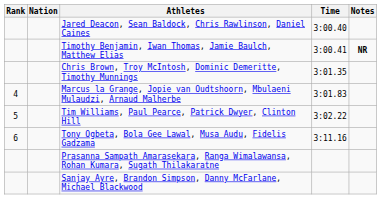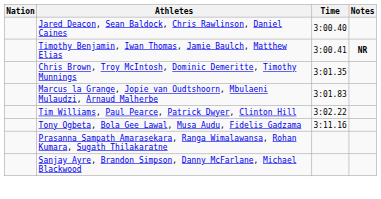- column: (16, 11)
